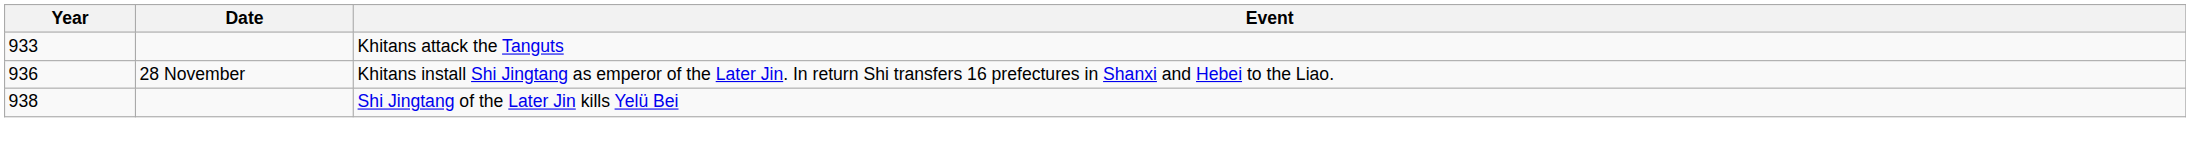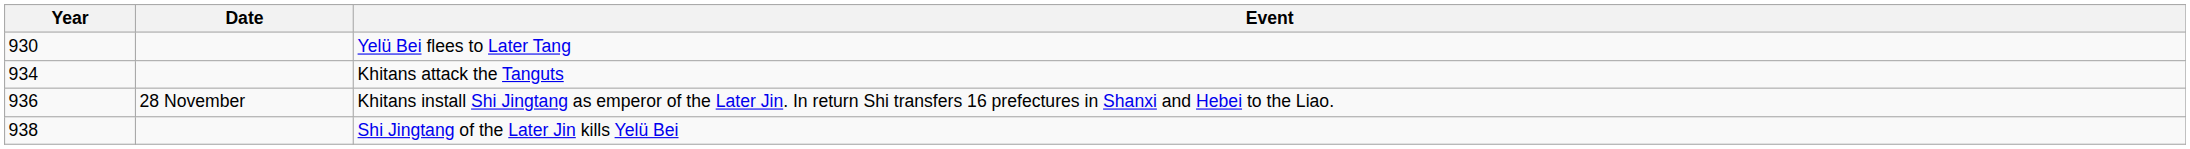+ row: (464, 46)
(23, 46) 933 -> (23, 74) 934
